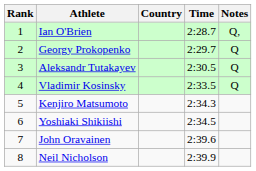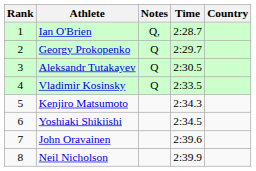columns swapped: (161, 13) <-> (235, 13)
